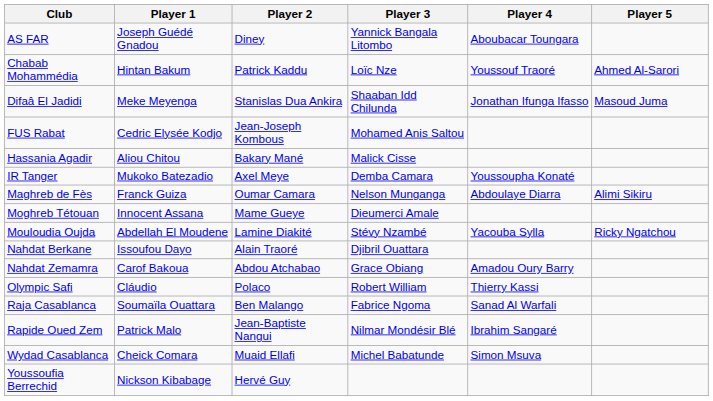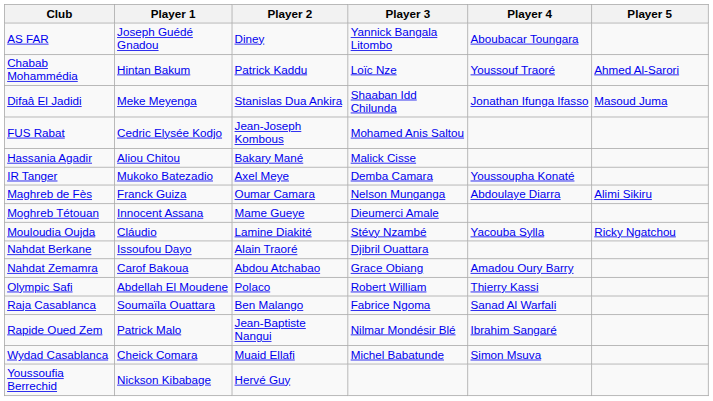(172, 232) Abdellah El Moudene -> (137, 232) Cláudio
(137, 287) Cláudio -> (172, 287) Abdellah El Moudene
